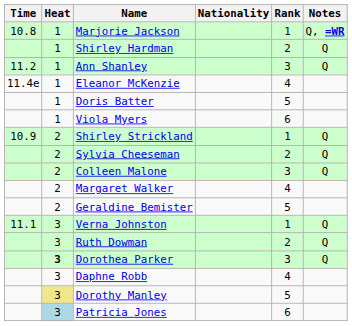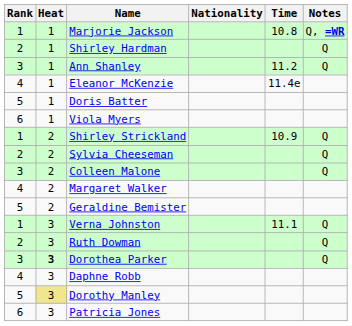columns swapped: (287, 13) <-> (23, 13)
(58, 312) lightblue background -> (51, 312) no background
